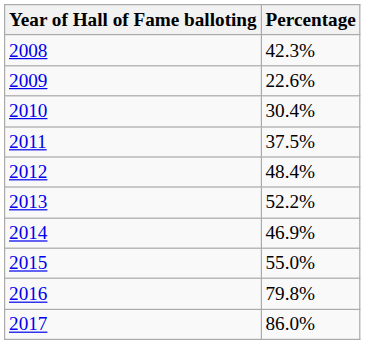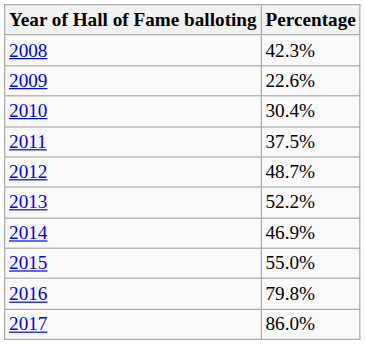(290, 171) 48.4% -> (290, 171) 48.7%
